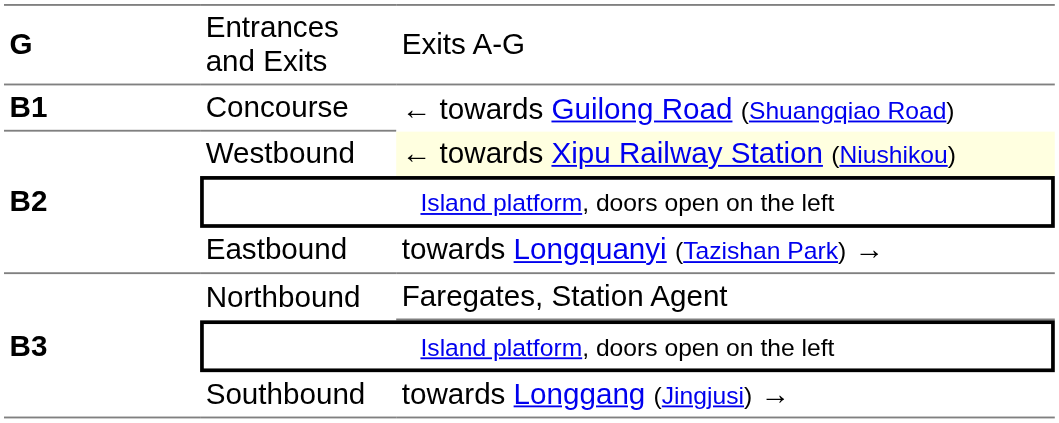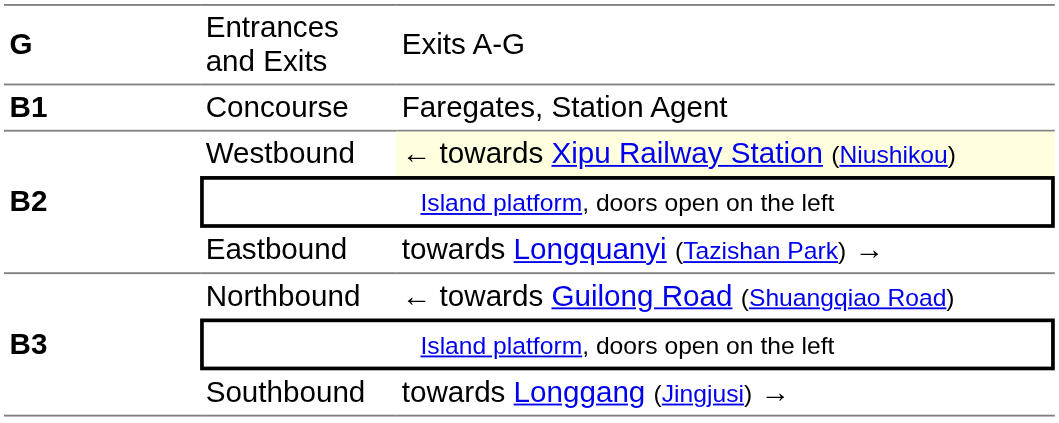(678, 108) ← towards Guilong Road (Shuangqiao Road) -> (565, 107) Faregates, Station Agent
(565, 295) Faregates, Station Agent -> (678, 295) ← towards Guilong Road (Shuangqiao Road)
